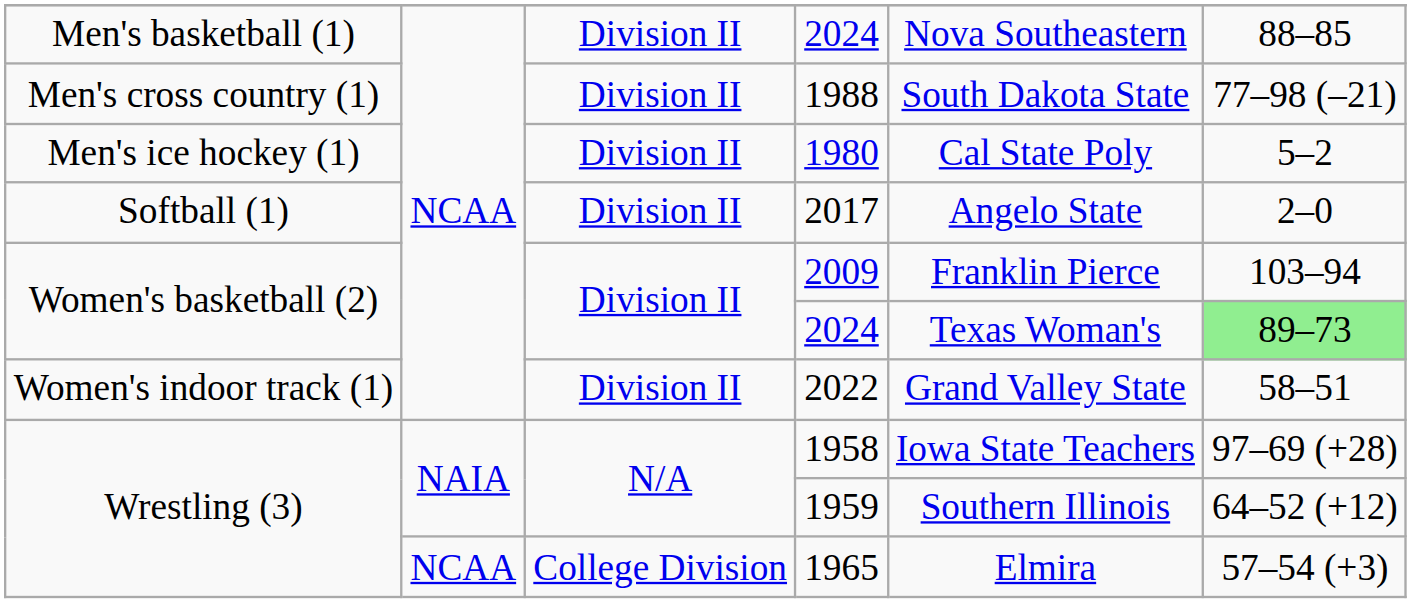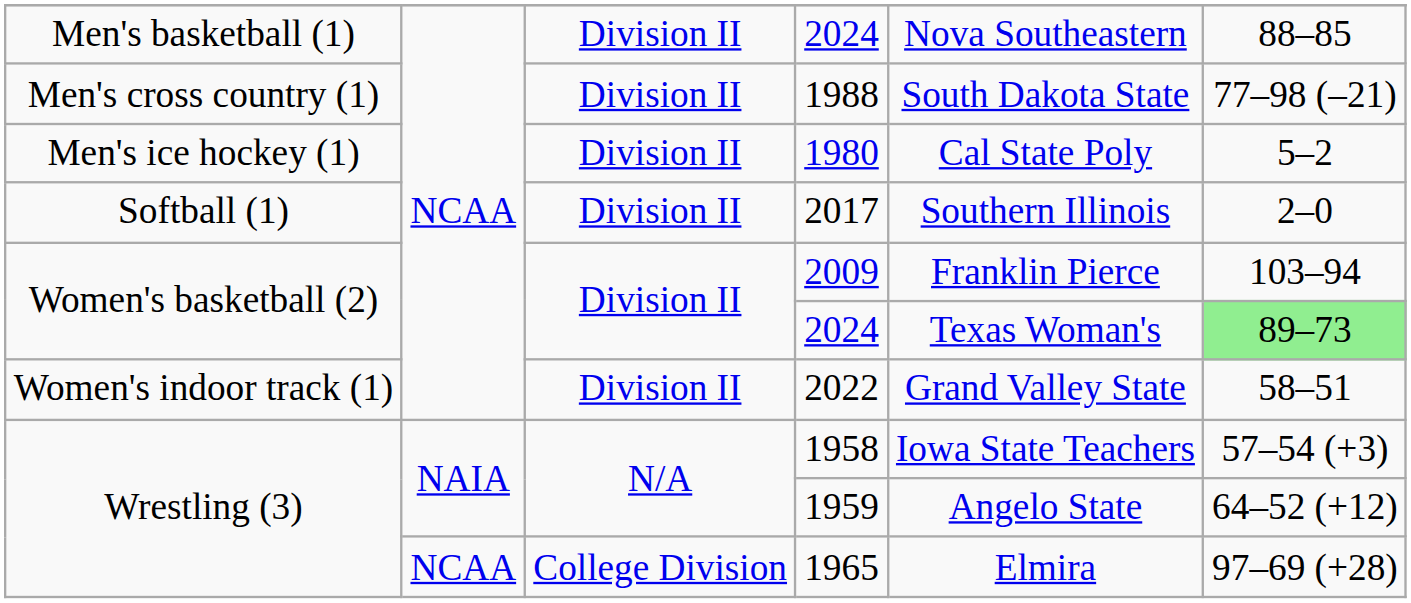(1045, 211) Angelo State -> (1045, 211) Southern Illinois
(1305, 447) 97–69 (+28) -> (1305, 447) 57–54 (+3)
(1045, 507) Southern Illinois -> (1045, 507) Angelo State
(1305, 566) 57–54 (+3) -> (1305, 566) 97–69 (+28)
